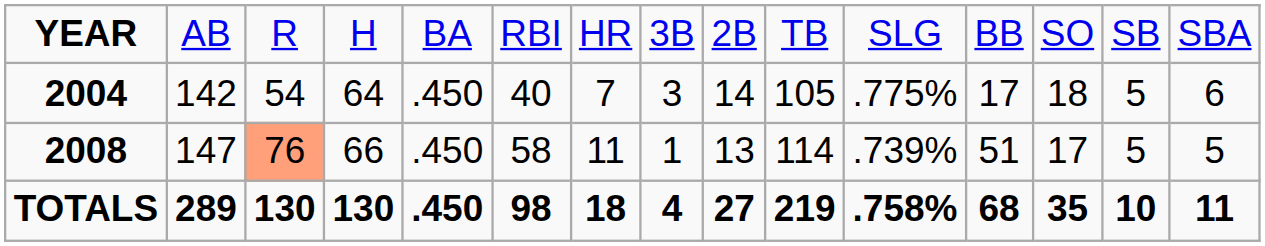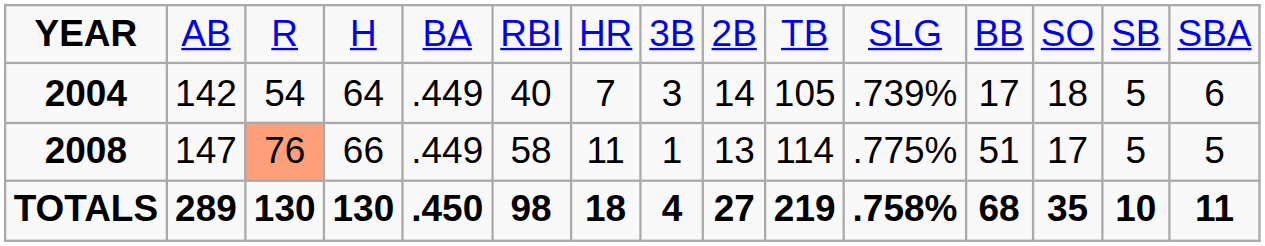(447, 92) .450 -> (447, 92) .449
(905, 92) .775% -> (905, 92) .739%
(447, 151) .450 -> (447, 151) .449
(905, 151) .739% -> (905, 151) .775%
